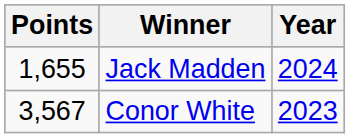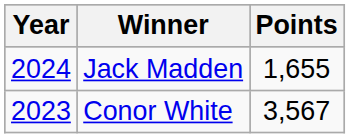columns swapped: (308, 25) <-> (52, 25)
